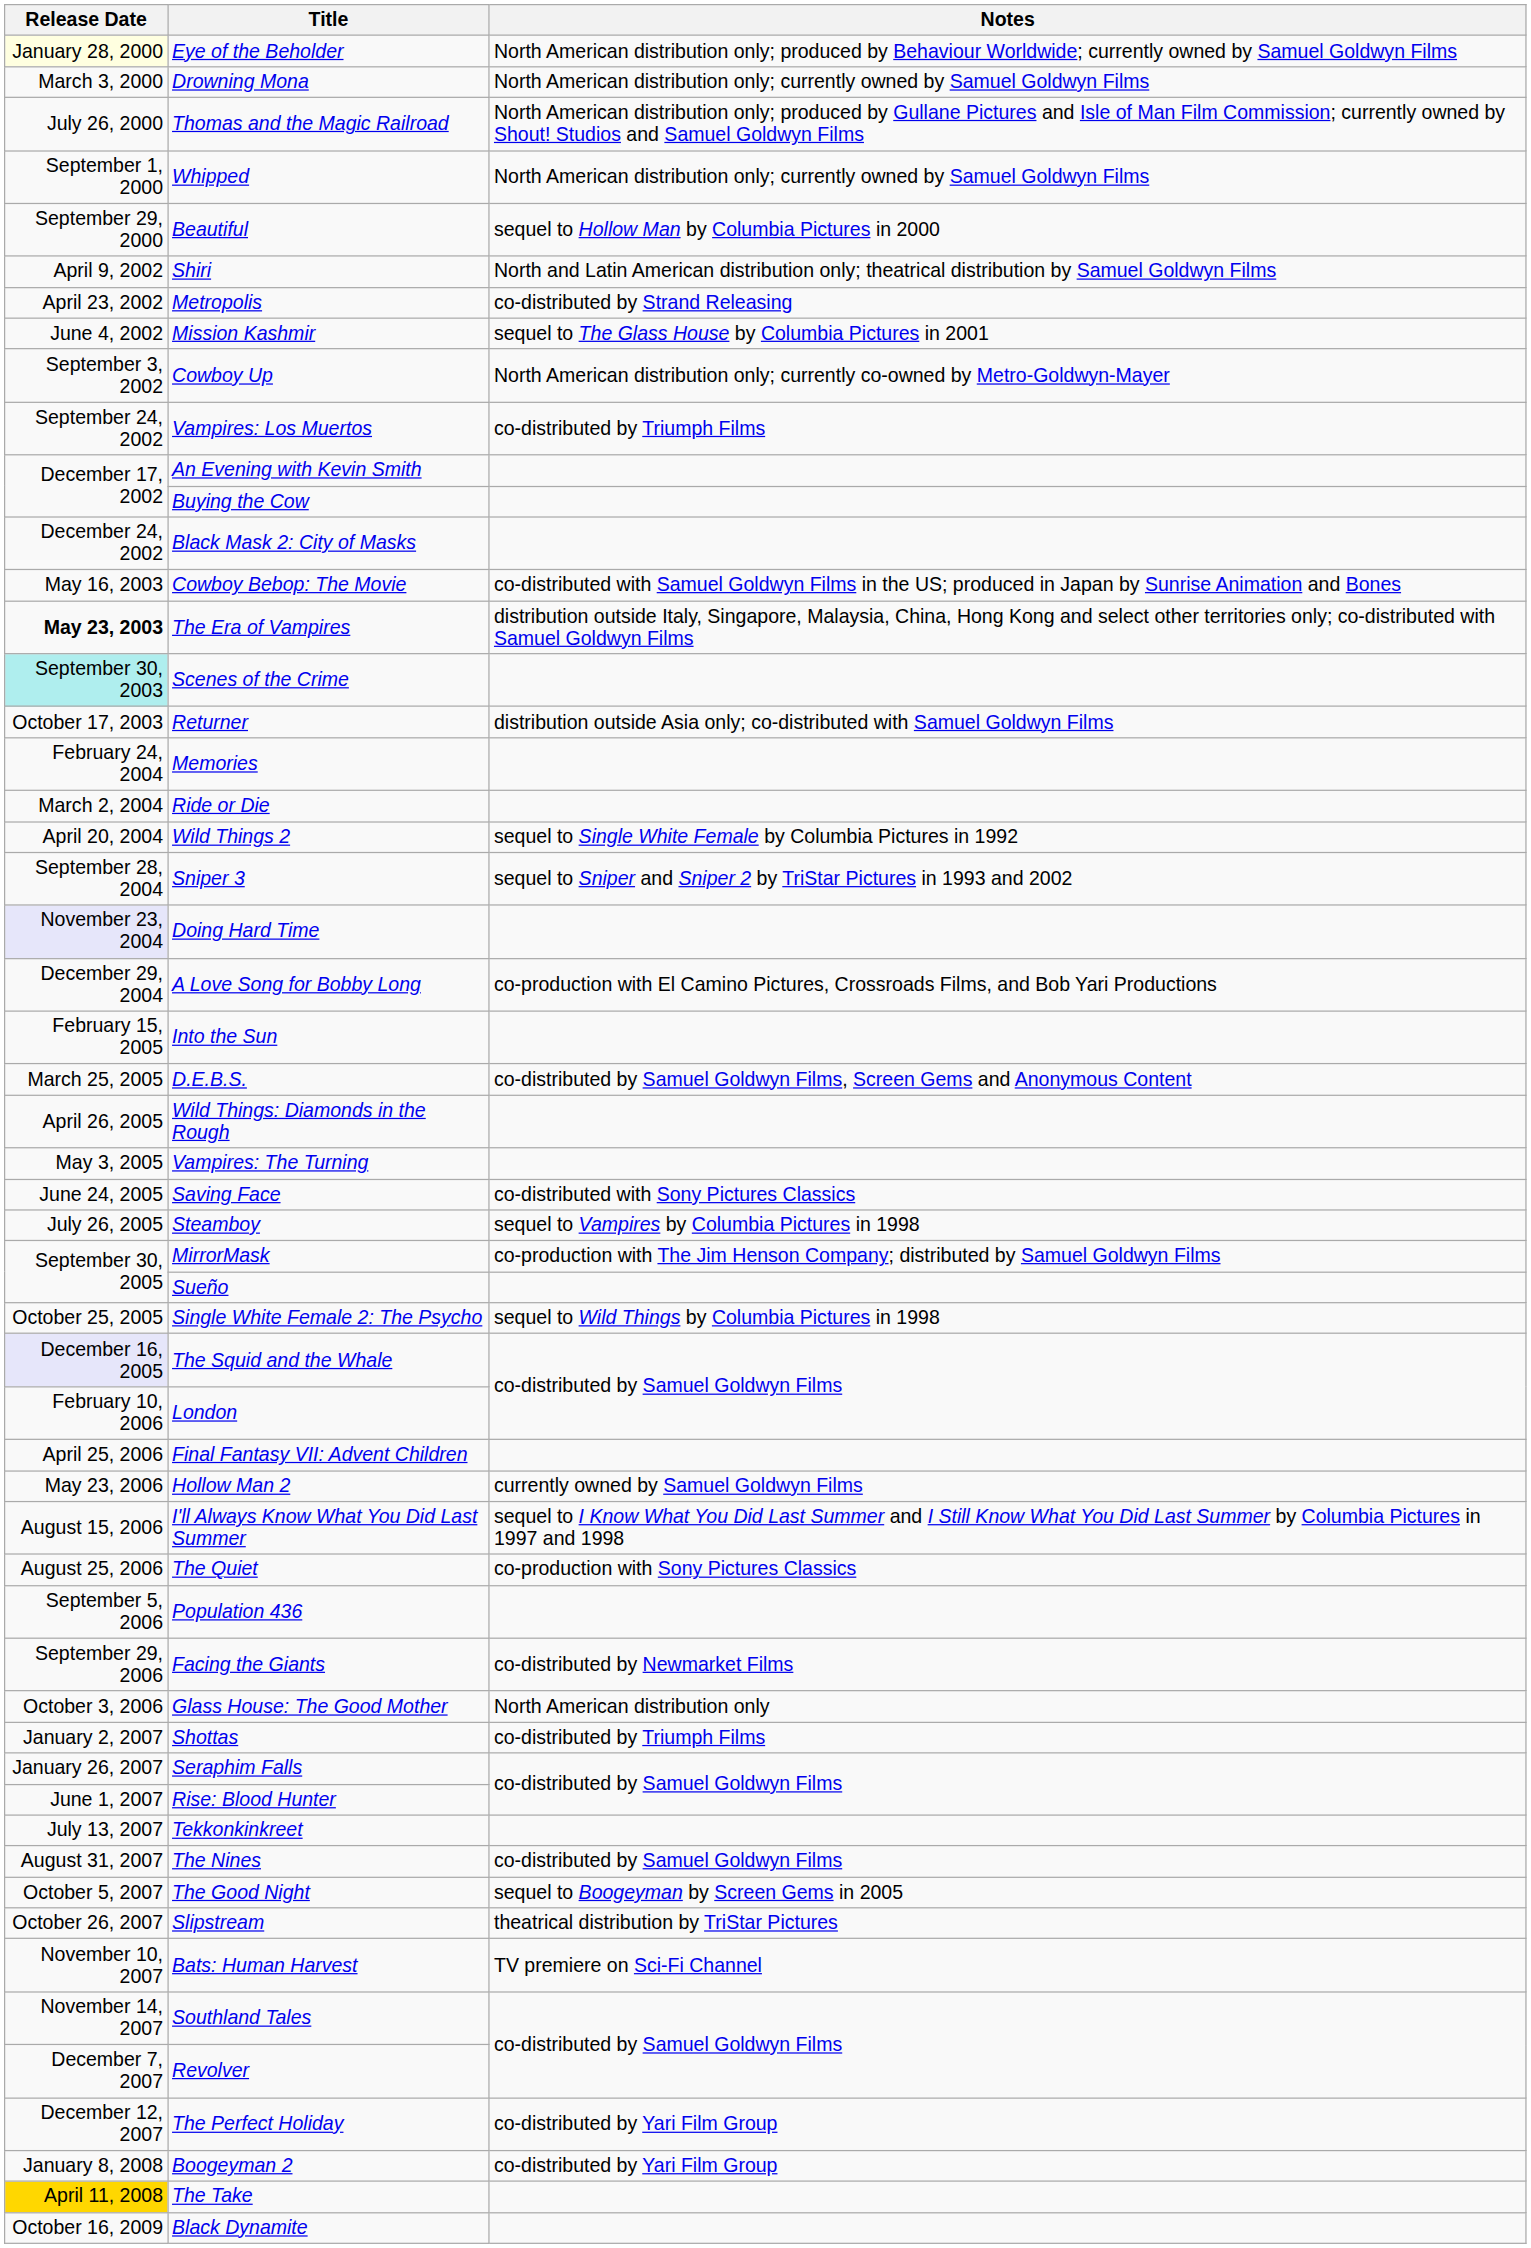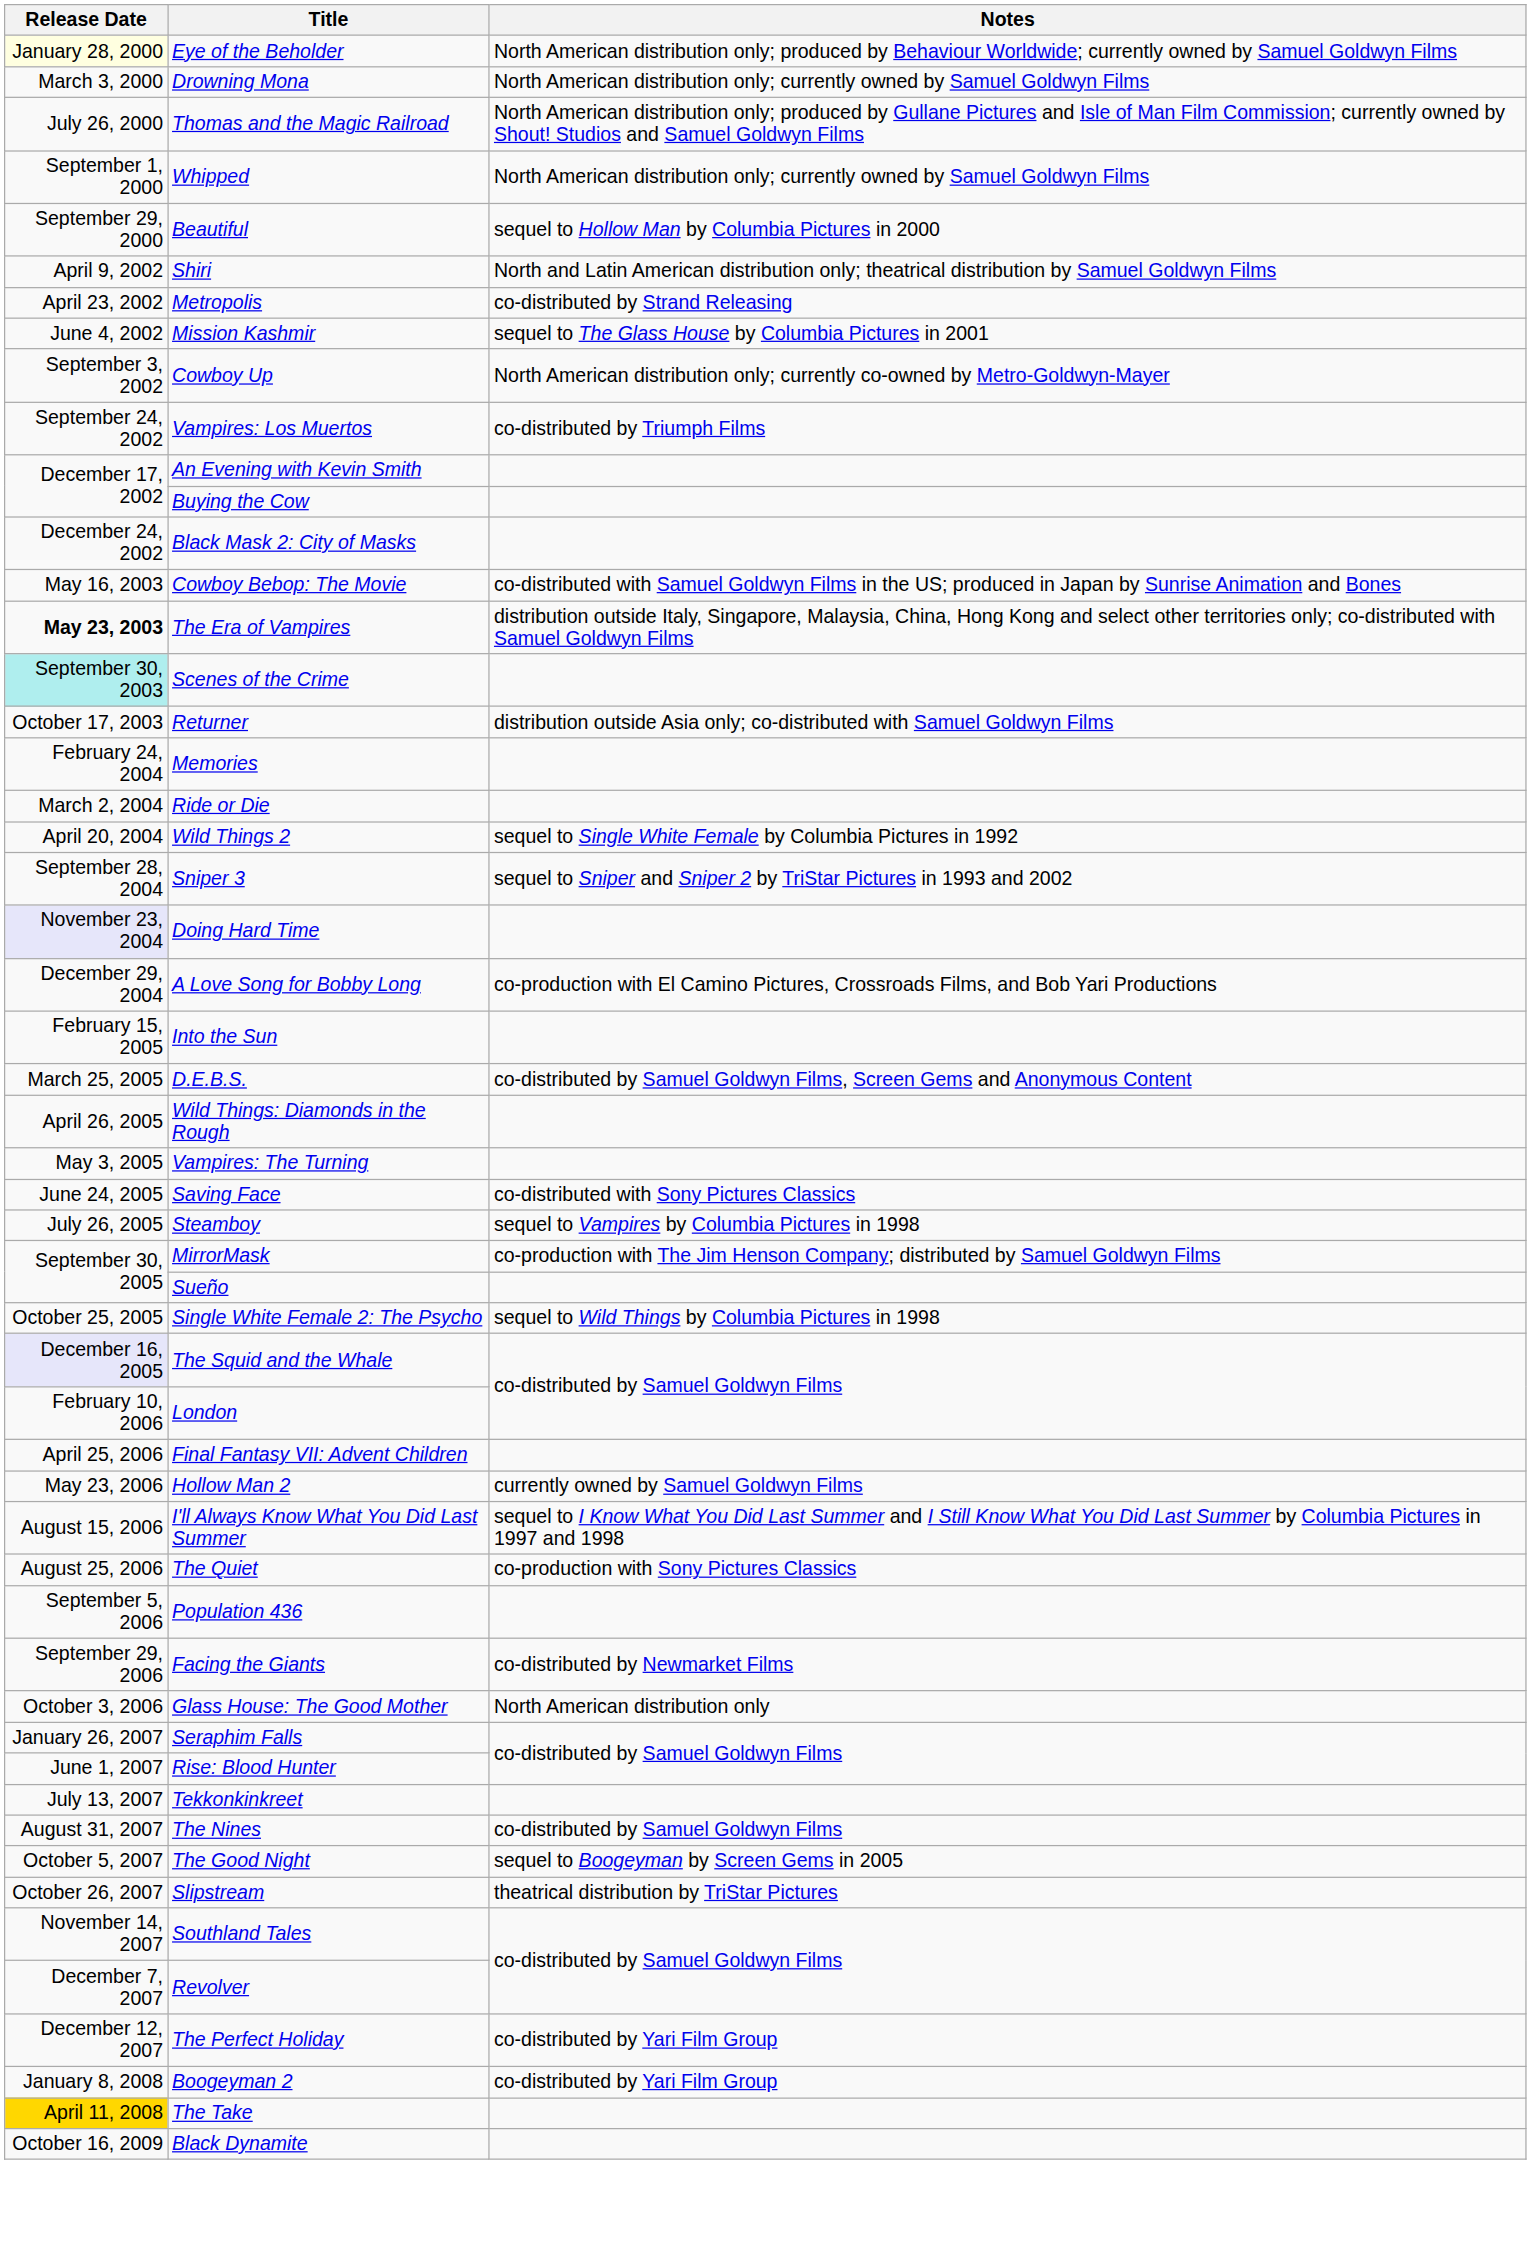- row: (205, 1737)
- row: (265, 1965)
